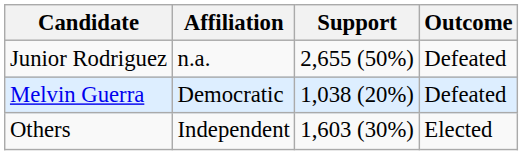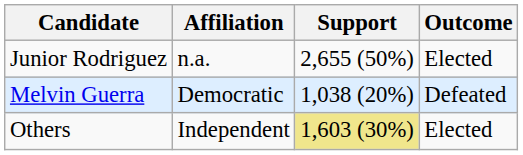(465, 58) Defeated -> (458, 58) Elected
(357, 130) no background -> (357, 130) khaki background
